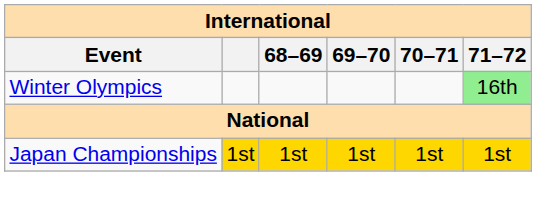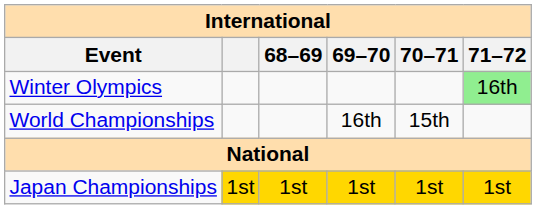+ row: (112, 120)
